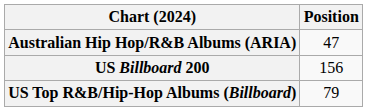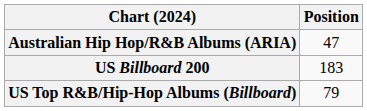(331, 67) 156 -> (331, 67) 183
